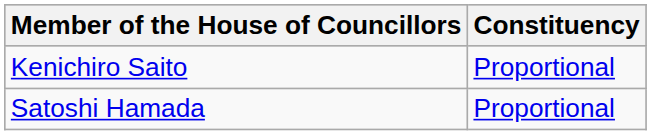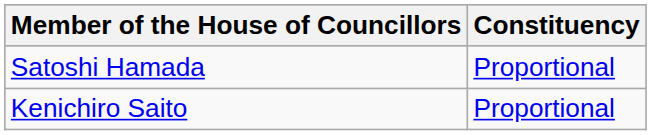rows swapped: (108, 108) <-> (99, 66)
